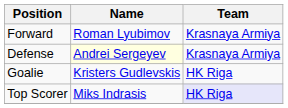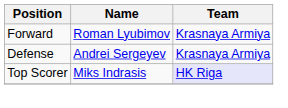(120, 53) lightyellow background -> (120, 53) no background
- row: (25, 73)
